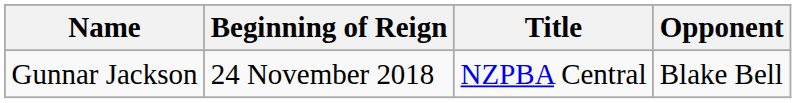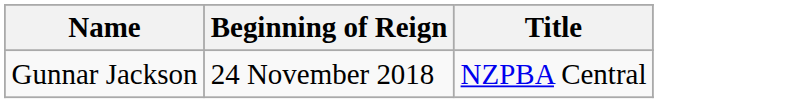- column: (722, 27)
